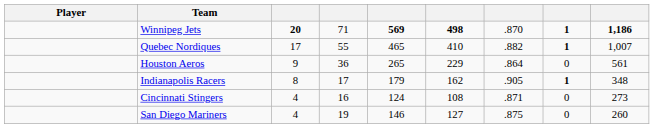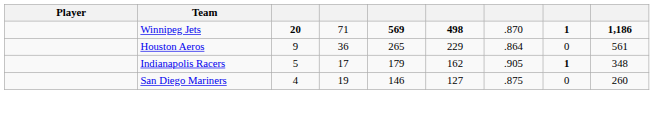- row: (180, 47)
(295, 81) 8 -> (295, 64) 5
- row: (182, 98)
